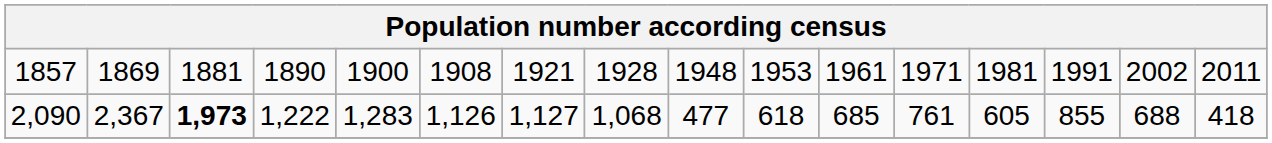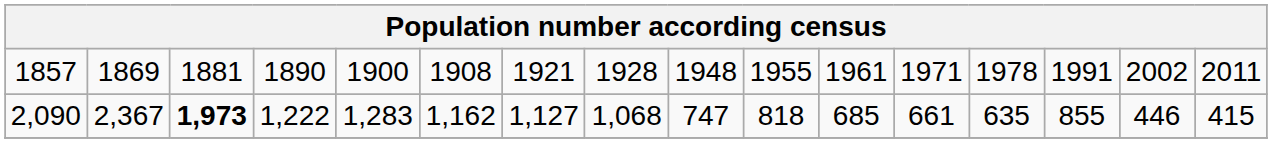(781, 71) 1953 -> (781, 71) 1955
(1007, 71) 1981 -> (1007, 71) 1978
(461, 115) 1,126 -> (461, 115) 1,162
(706, 115) 477 -> (706, 115) 747
(781, 115) 618 -> (781, 115) 818
(931, 115) 761 -> (931, 115) 661
(1007, 115) 605 -> (1007, 115) 635
(1157, 115) 688 -> (1157, 115) 446
(1231, 115) 418 -> (1231, 115) 415
